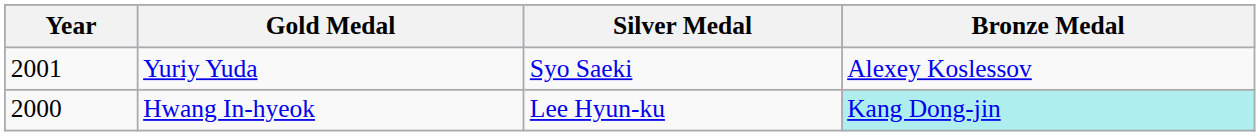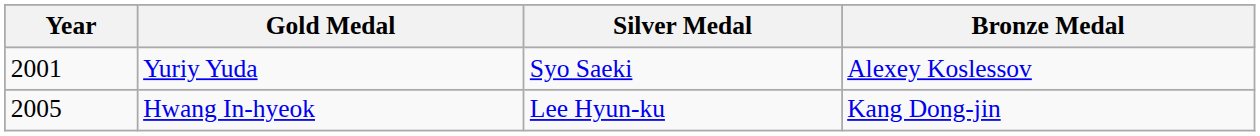(36, 109) 2000 -> (36, 109) 2005
(924, 109) paleturquoise background -> (924, 109) no background
